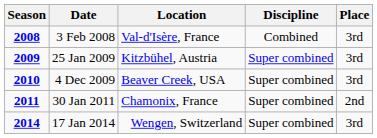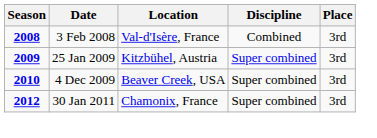(27, 101) 2011 -> (27, 101) 2012
(354, 101) 2nd -> (338, 101) 3rd
- row: (84, 123)
